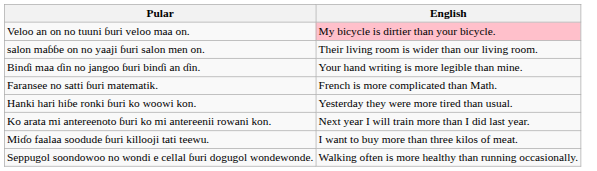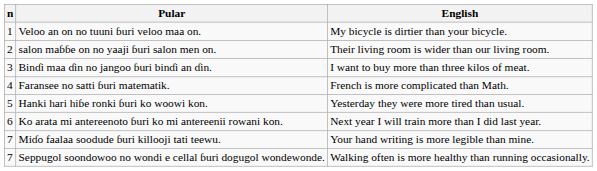+ column: (10, 13)
(407, 31) pink background -> (419, 31) no background
(421, 67) Your hand writing is more legible than mine. -> (430, 67) I want to buy more than three kilos of meat.
(418, 139) I want to buy more than three kilos of meat. -> (432, 139) Your hand writing is more legible than mine.
